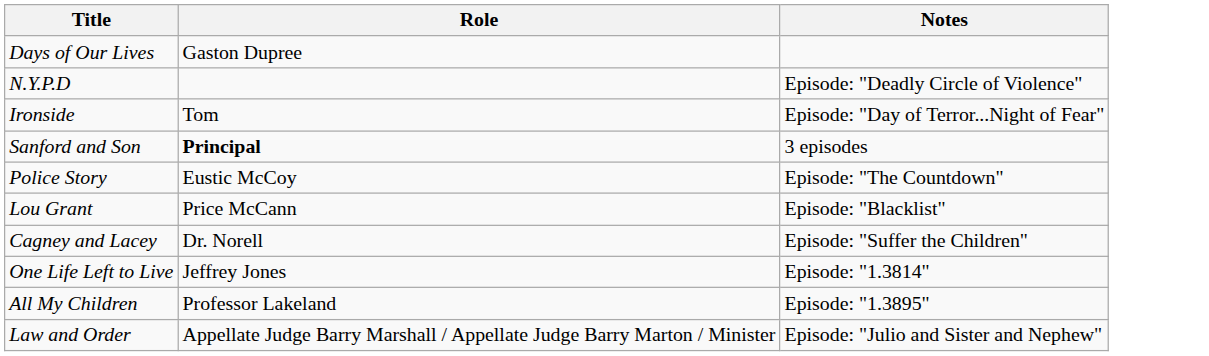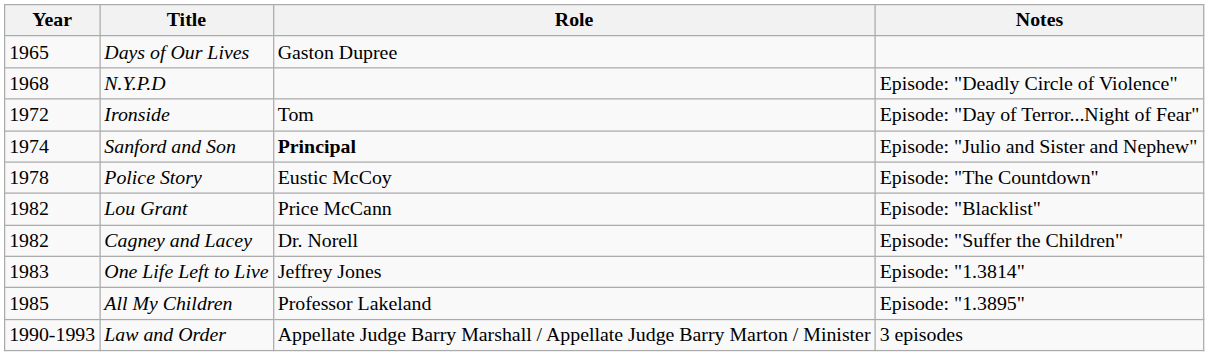+ column: (52, 20)
(826, 146) 3 episodes -> (1038, 146) Episode: "Julio and Sister and Nephew"
(943, 334) Episode: "Julio and Sister and Nephew" -> (921, 334) 3 episodes
